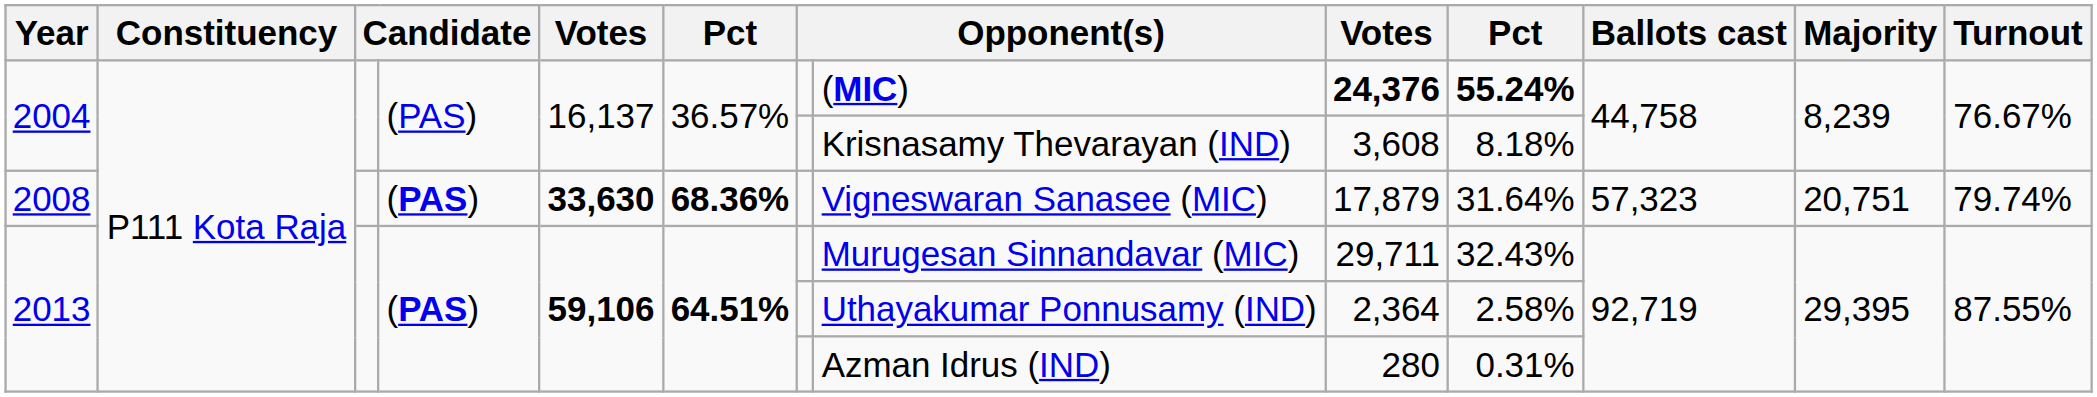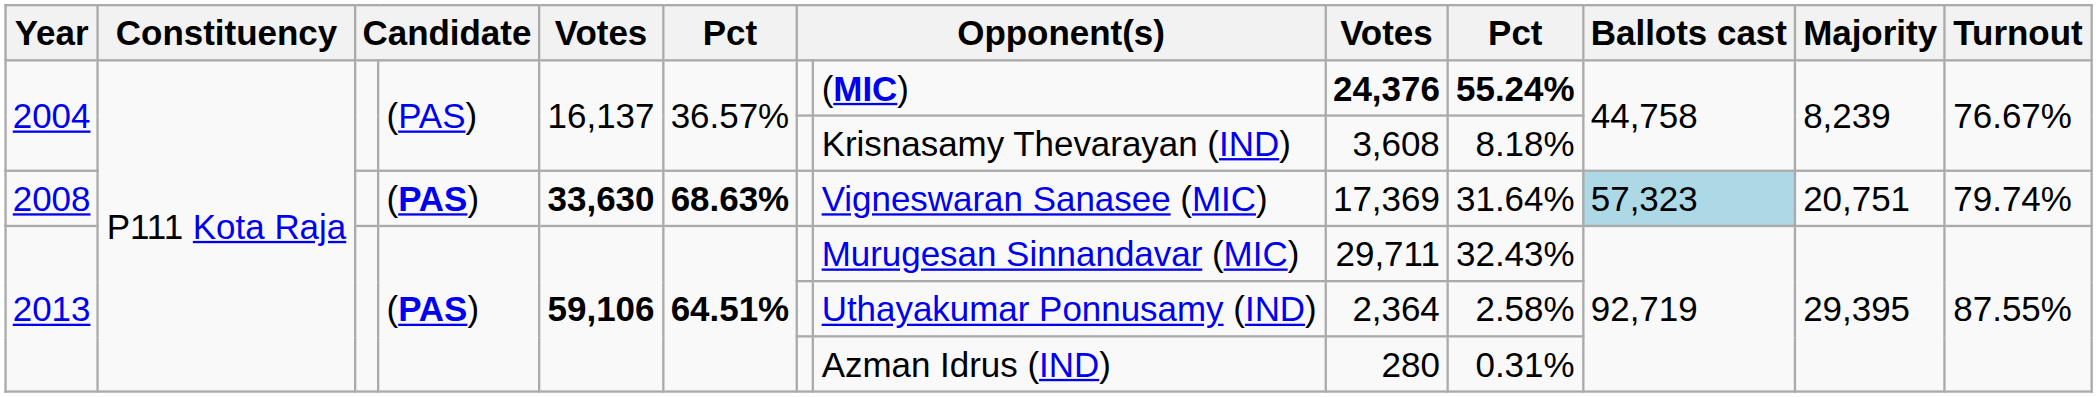(730, 199) 68.36% -> (730, 199) 68.63%
(1386, 199) 17,879 -> (1386, 199) 17,369
(1644, 199) no background -> (1644, 199) lightblue background
